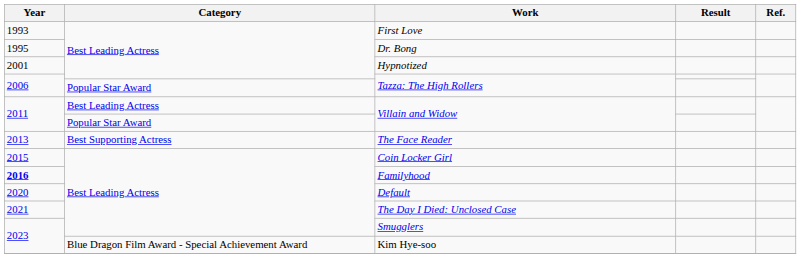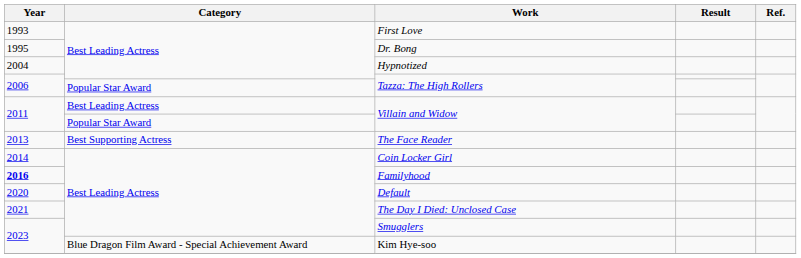(18, 65) 2001 -> (18, 65) 2004
(18, 157) 2015 -> (18, 157) 2014
